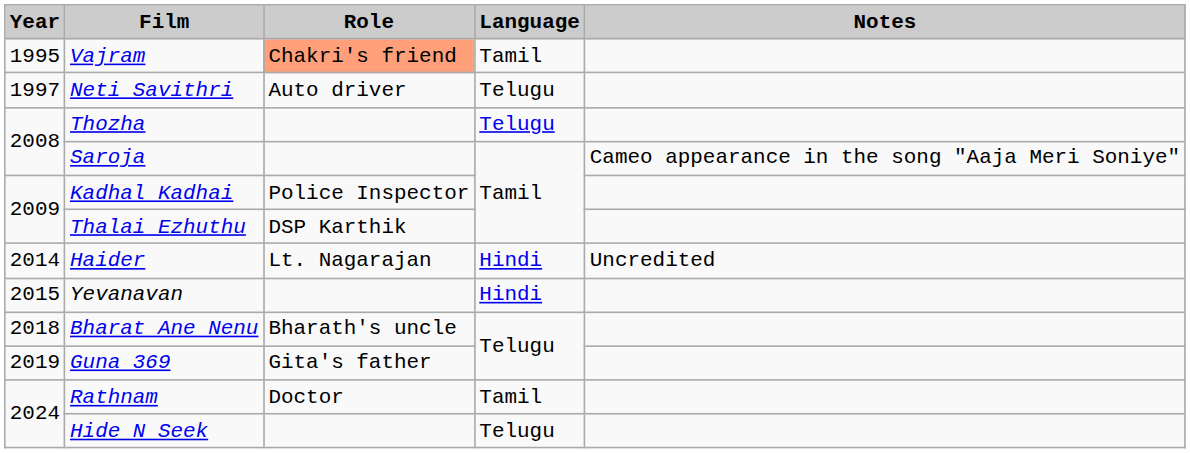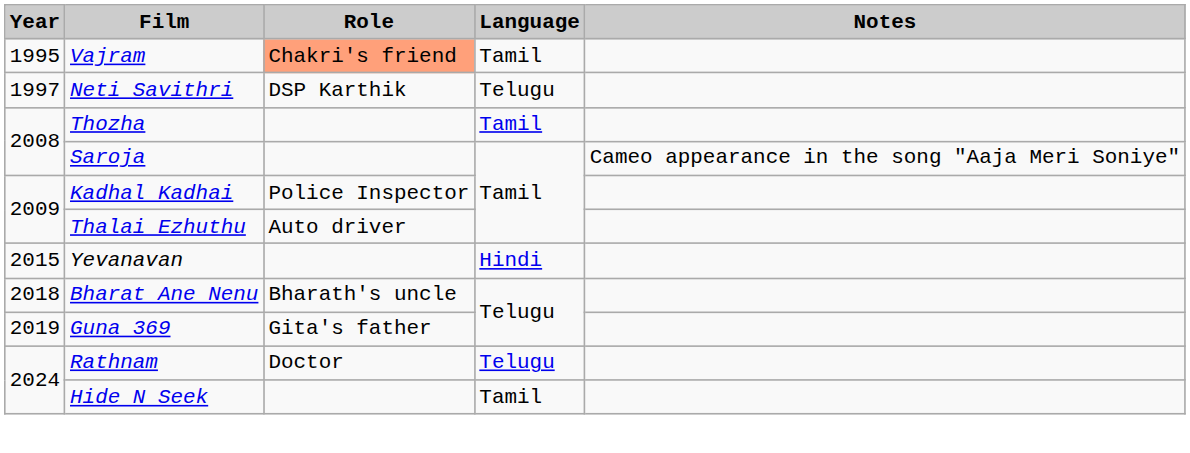(337, 90) Auto driver -> (337, 90) DSP Karthik
(517, 124) Telugu -> (511, 124) Tamil
(337, 227) DSP Karthik -> (337, 227) Auto driver
- row: (108, 261)
(511, 397) Tamil -> (517, 363) Telugu
(517, 431) Telugu -> (511, 397) Tamil
